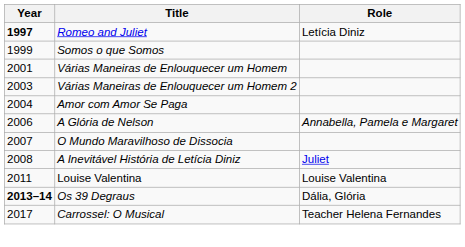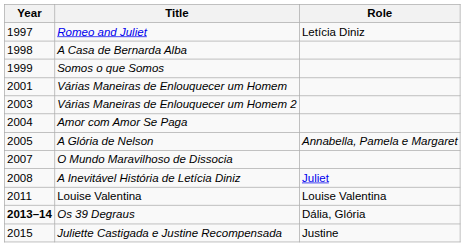(20, 31) bold -> (20, 31) normal
+ row: (122, 50)
(20, 123) 2006 -> (20, 141) 2005
+ row: (170, 232)
- row: (111, 214)
